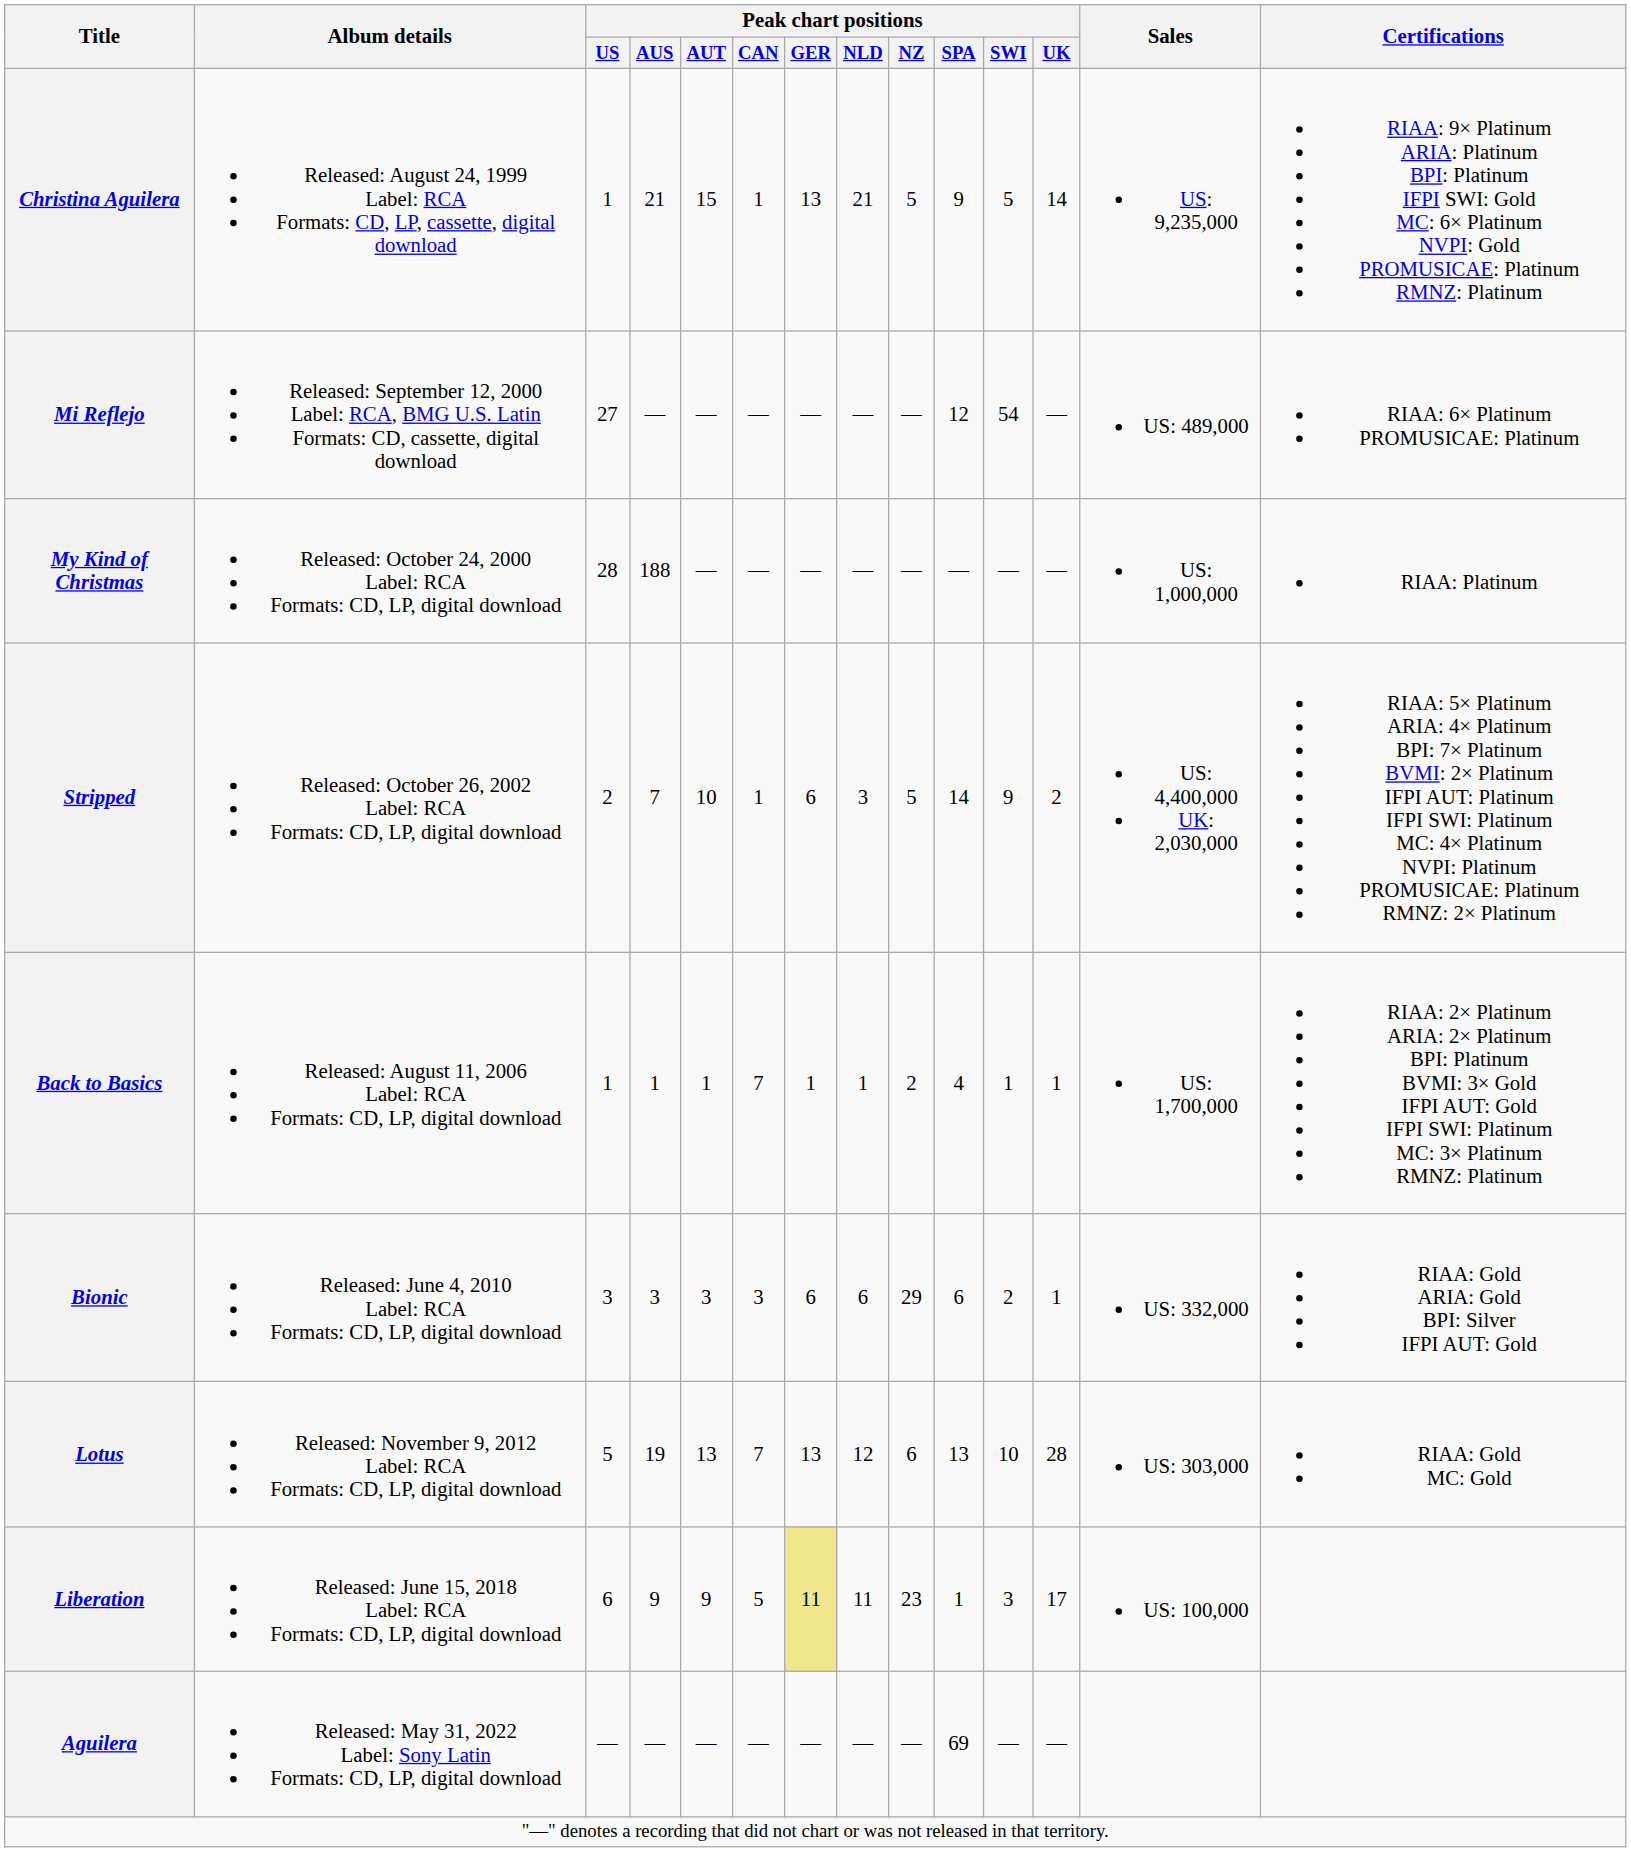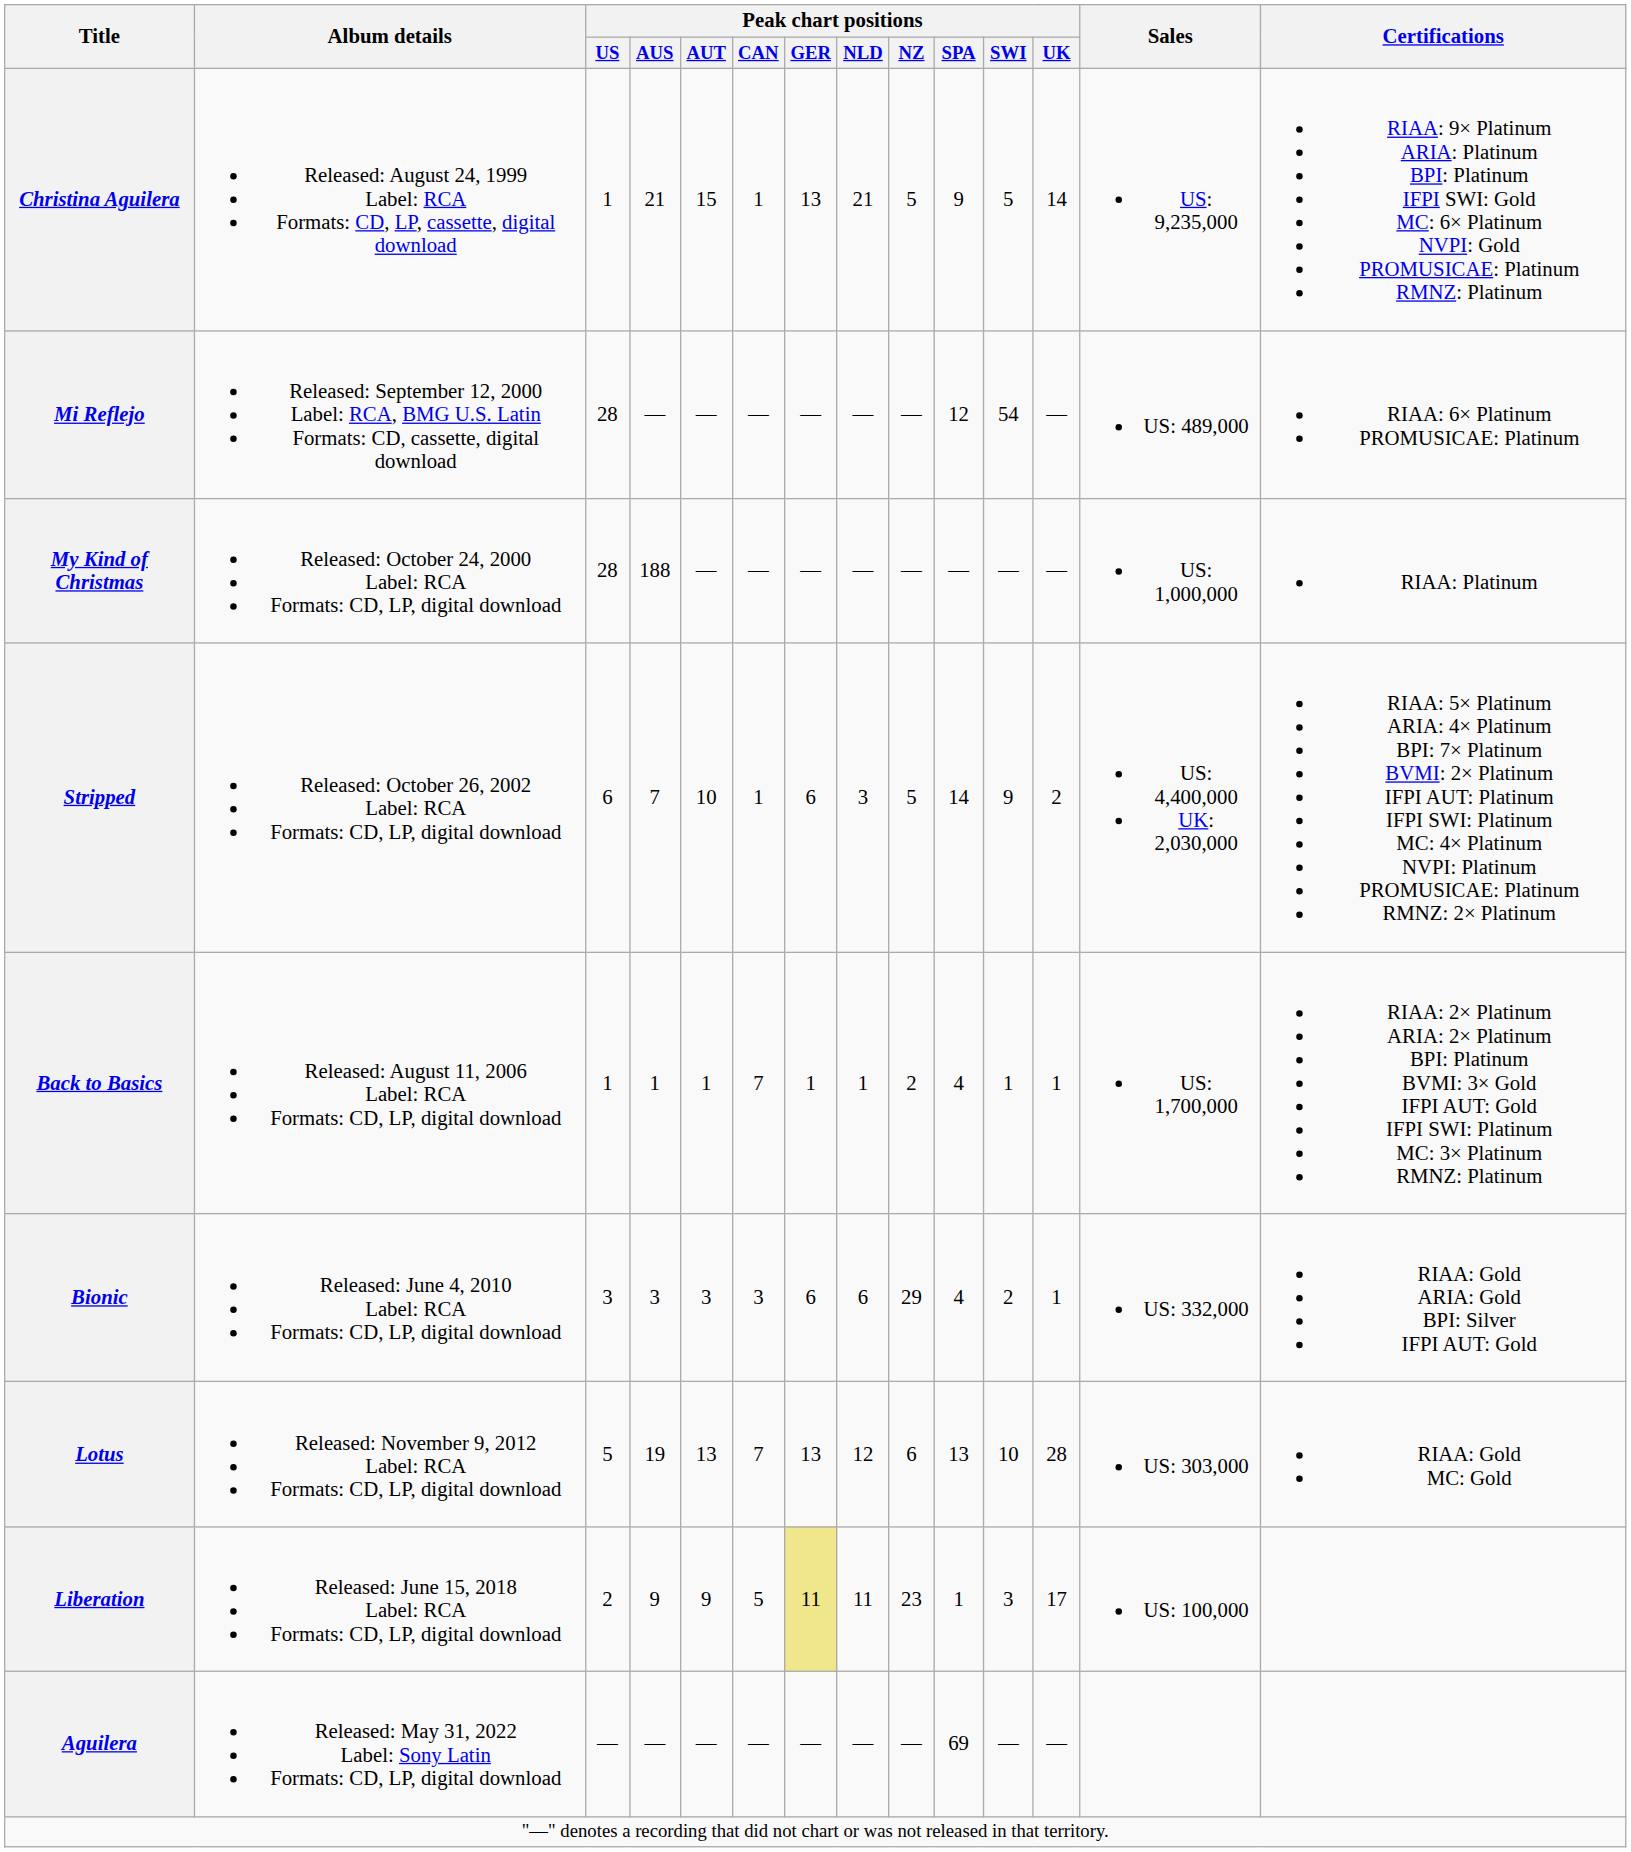(607, 414) 27 -> (607, 414) 28
(607, 797) 2 -> (607, 797) 6
(959, 1297) 6 -> (959, 1297) 4
(607, 1598) 6 -> (607, 1598) 2
